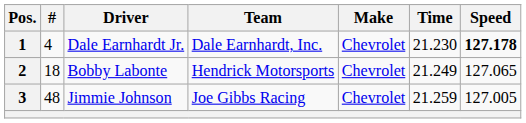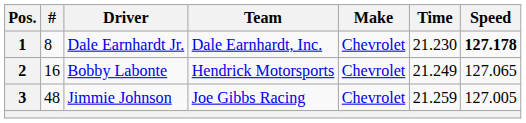(48, 44) 4 -> (48, 44) 8
(52, 71) 18 -> (52, 71) 16
